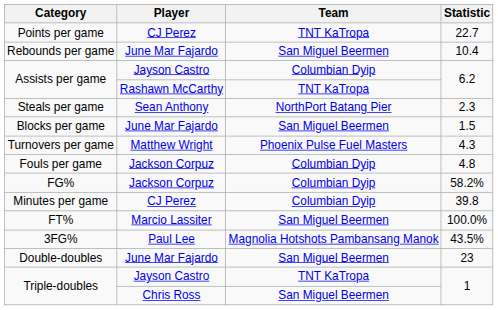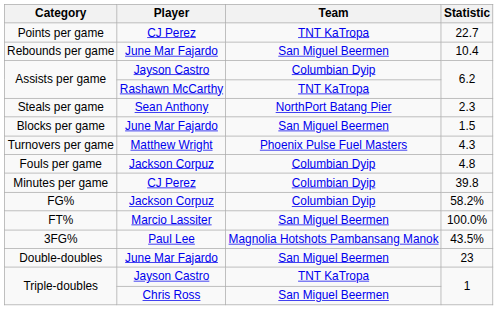rows swapped: (61, 201) <-> (61, 182)
